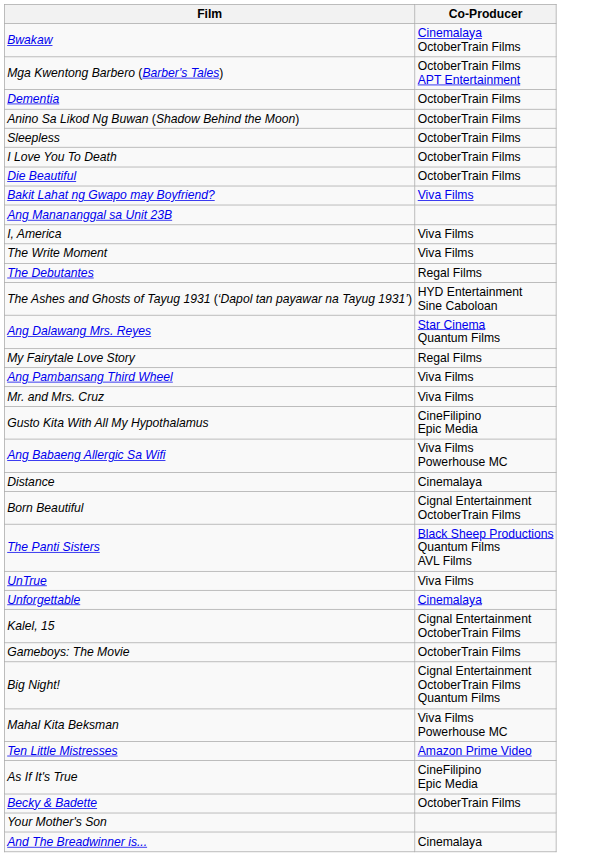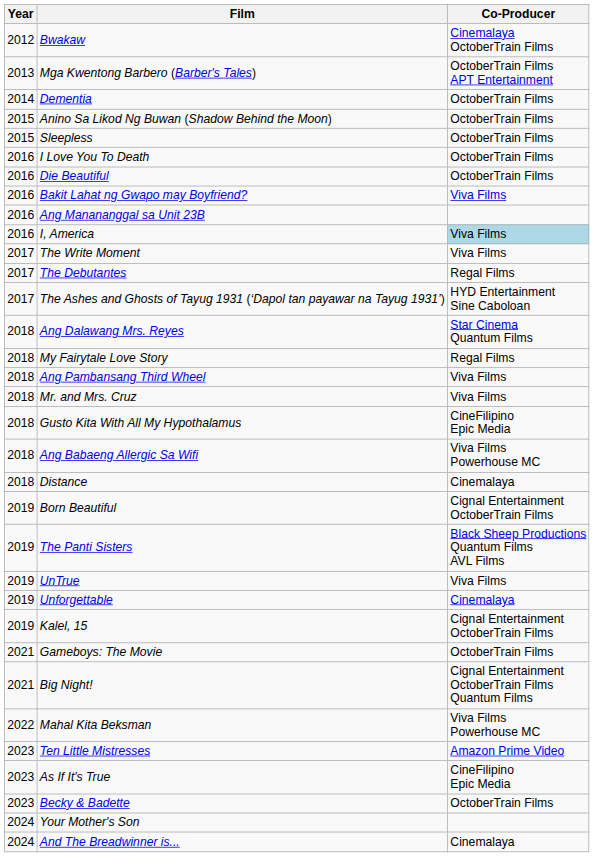+ column: (21, 14)
(446, 234) no background -> (478, 234) lightblue background
